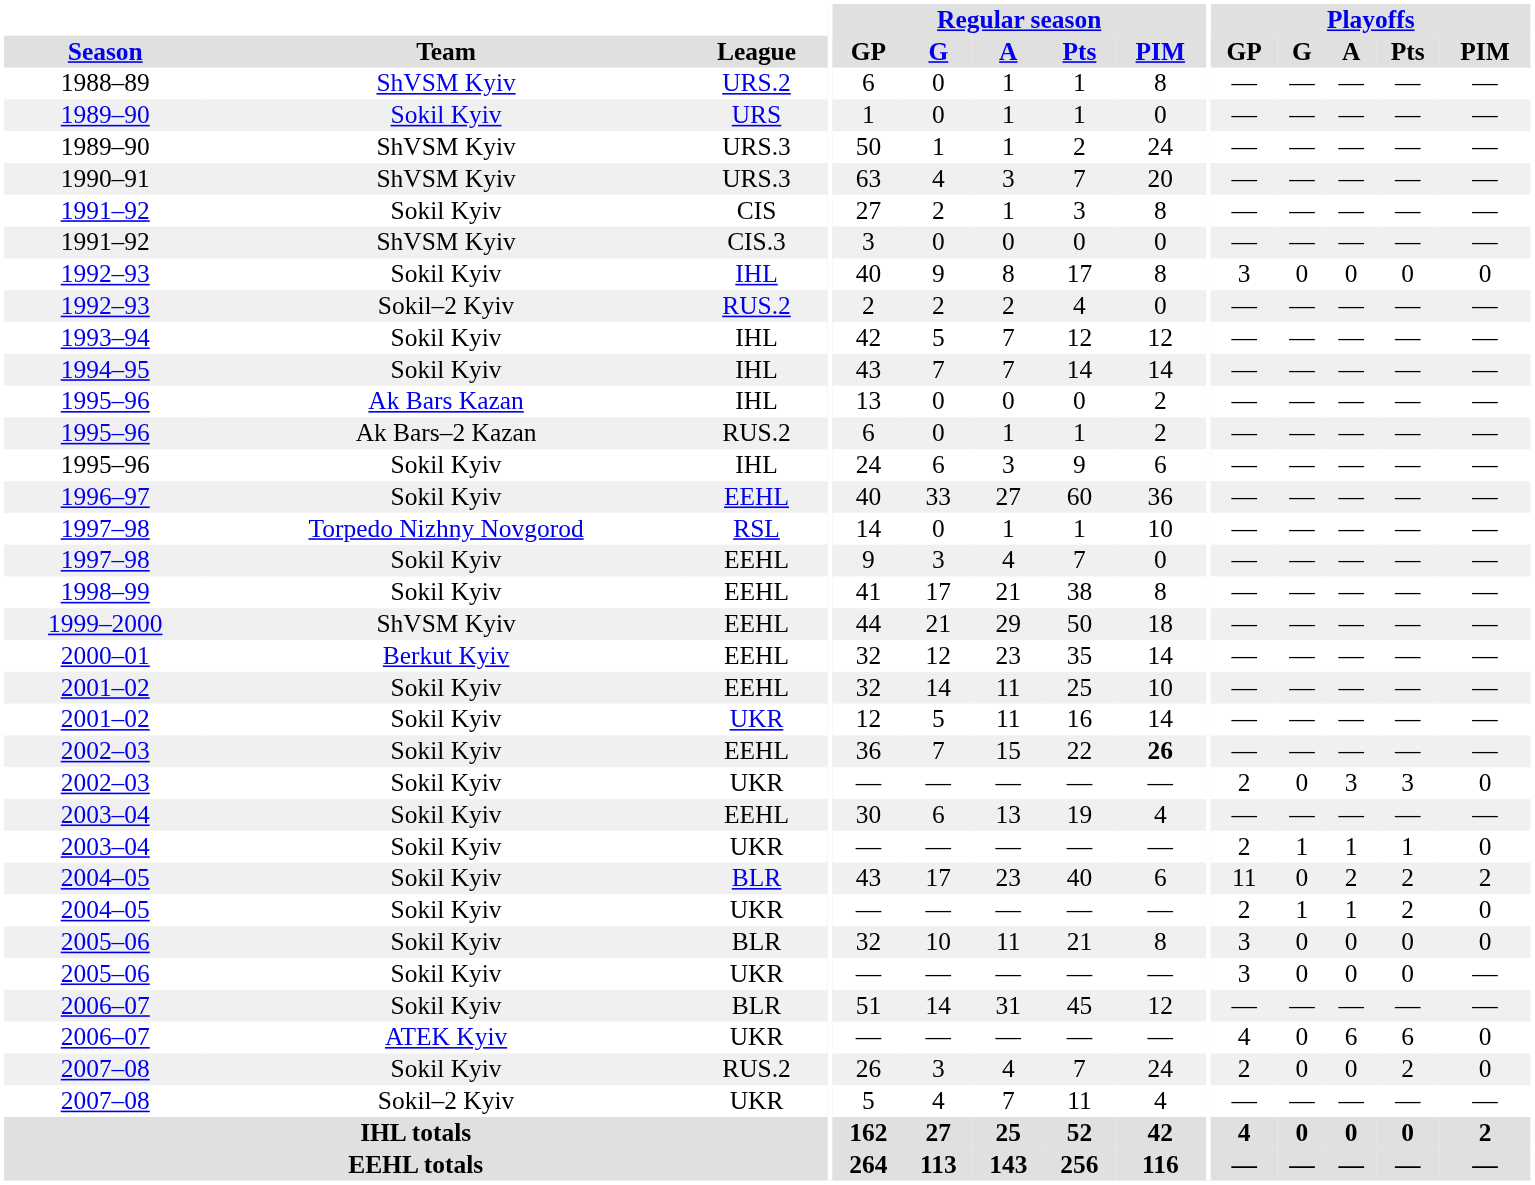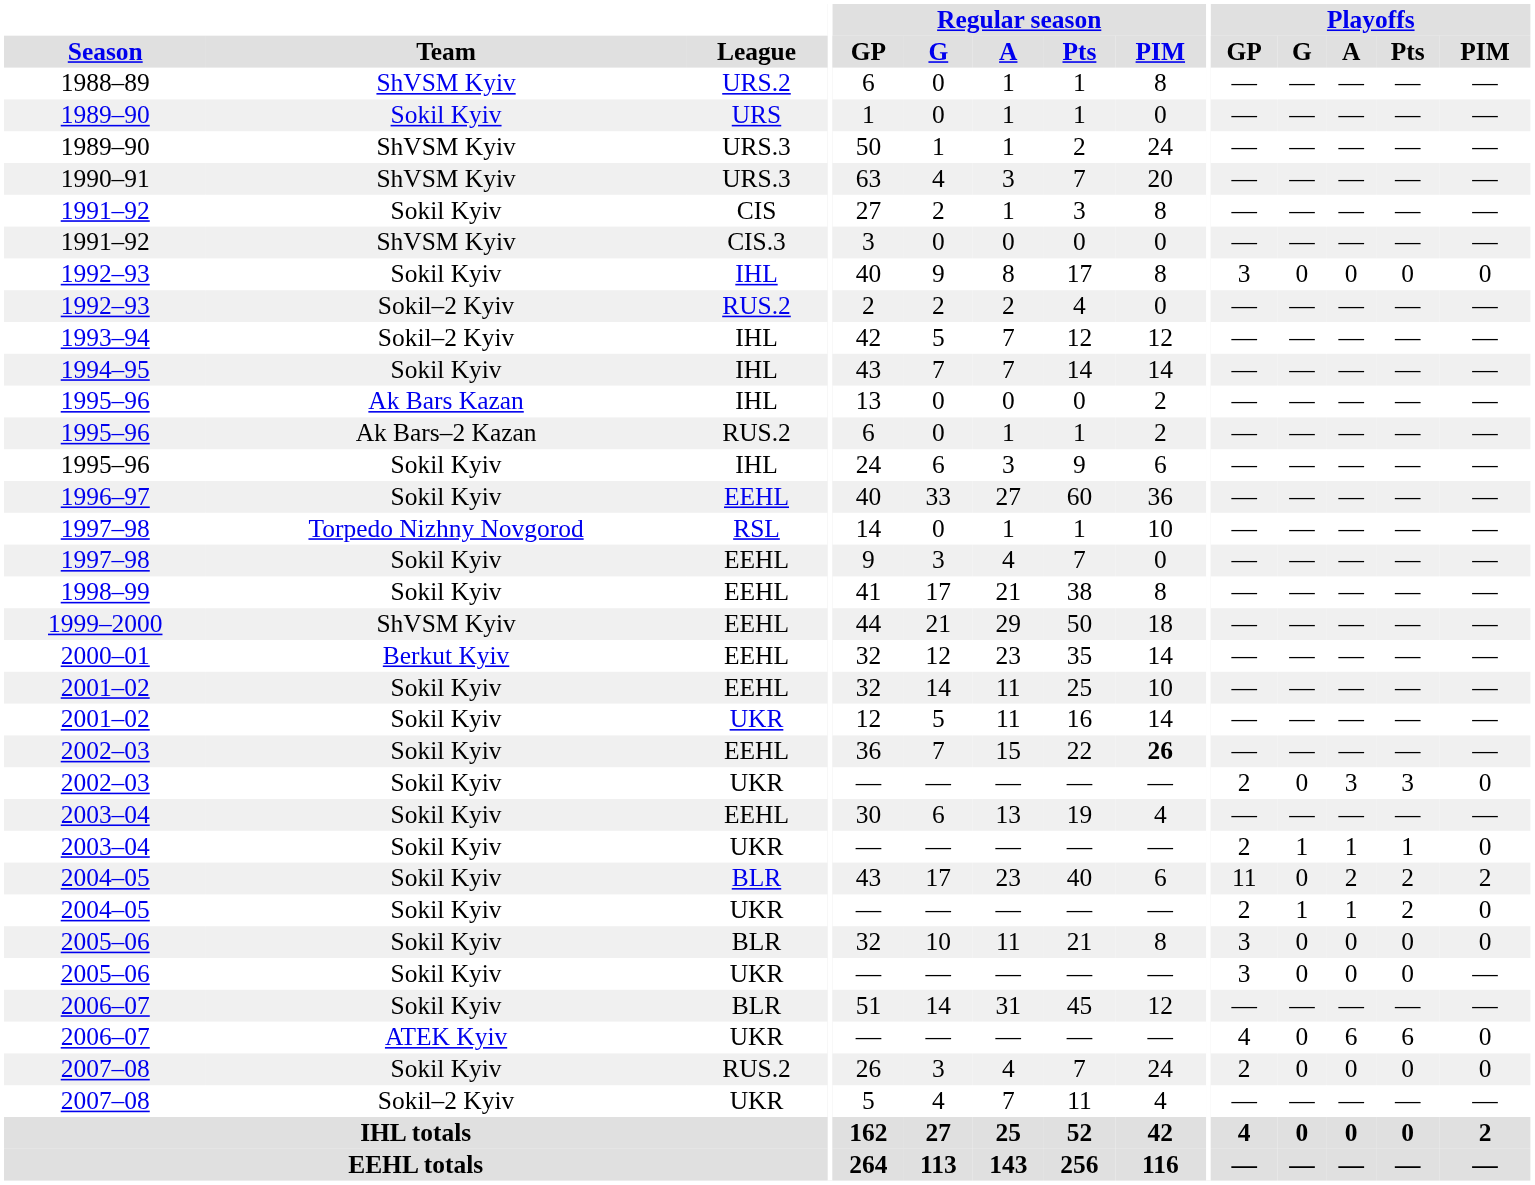(446, 337) Sokil Kyiv -> (446, 337) Sokil–2 Kyiv
(1408, 1069) 2 -> (1408, 1069) 0
